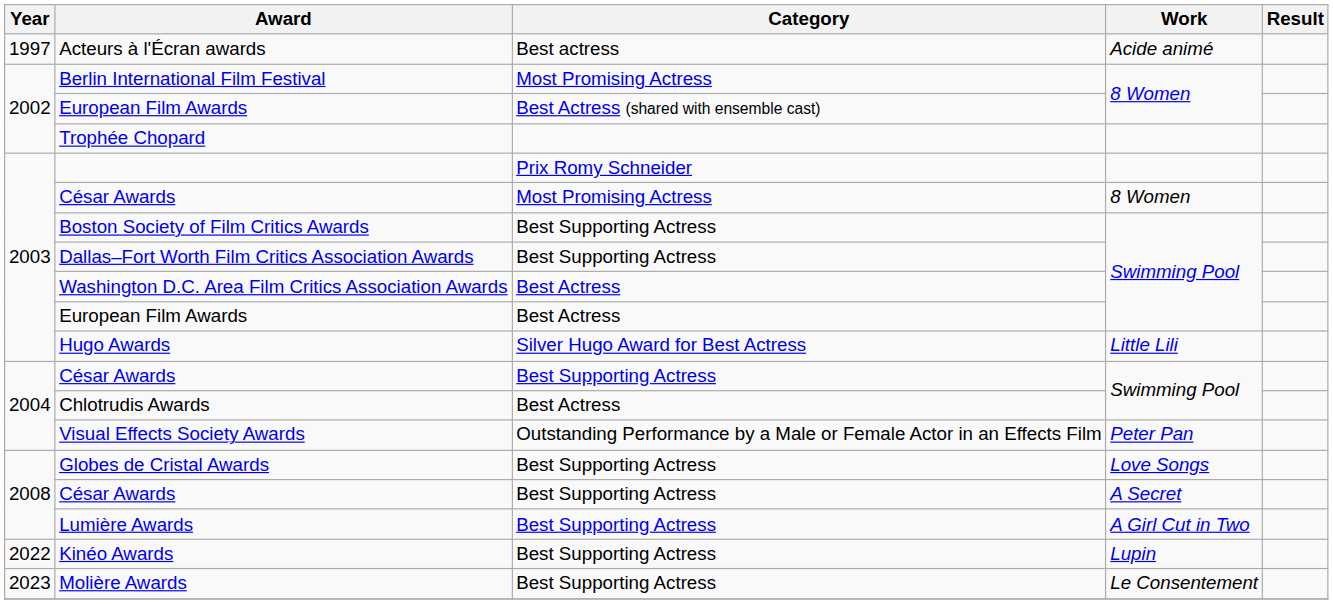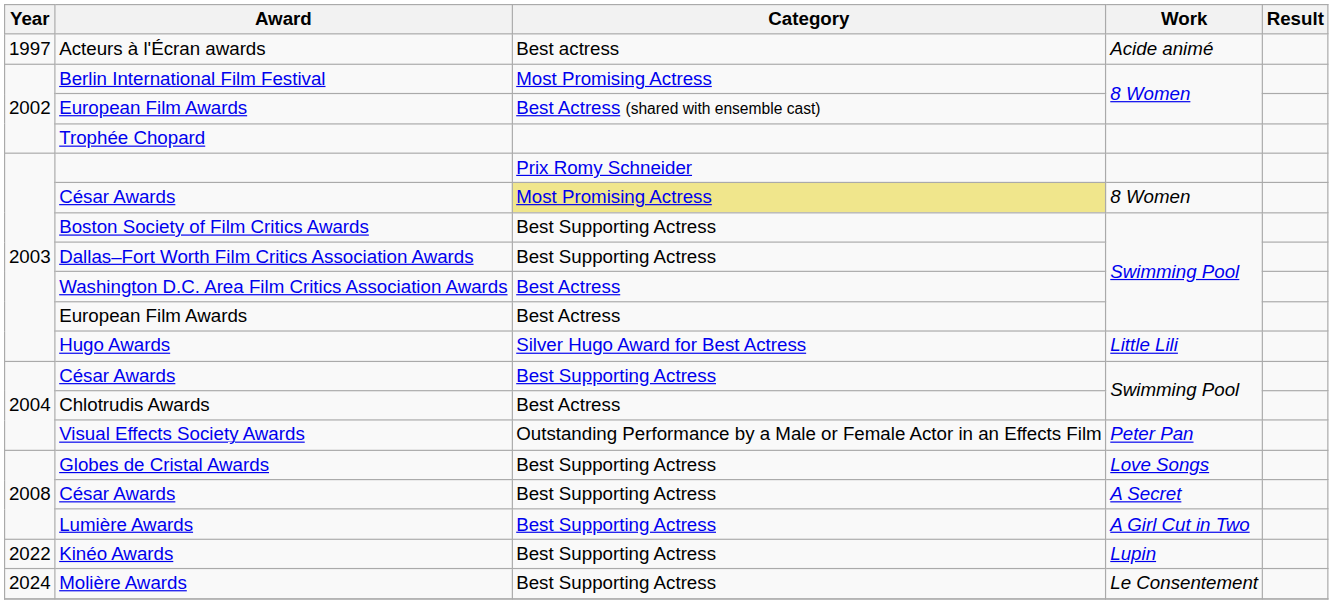(614, 197) no background -> (614, 197) khaki background
(30, 583) 2023 -> (30, 583) 2024
